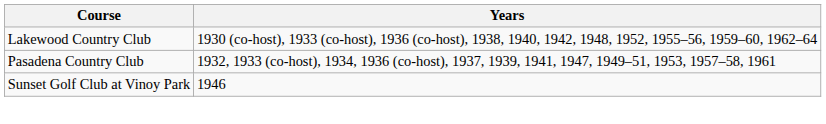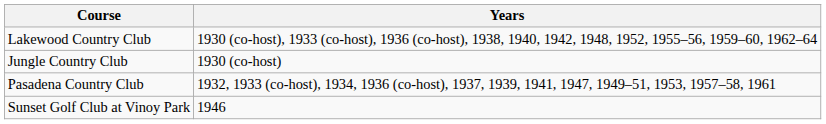+ row: (68, 61)
